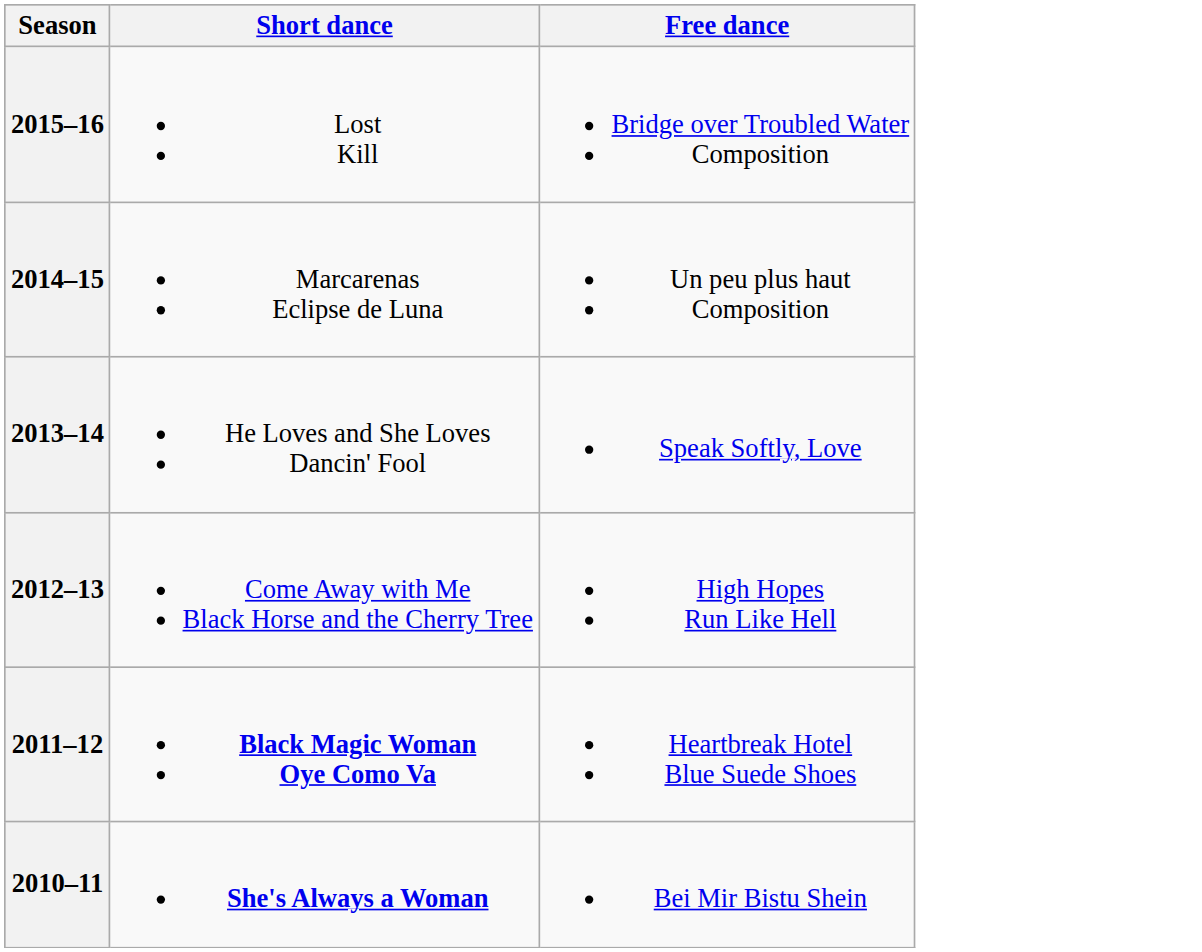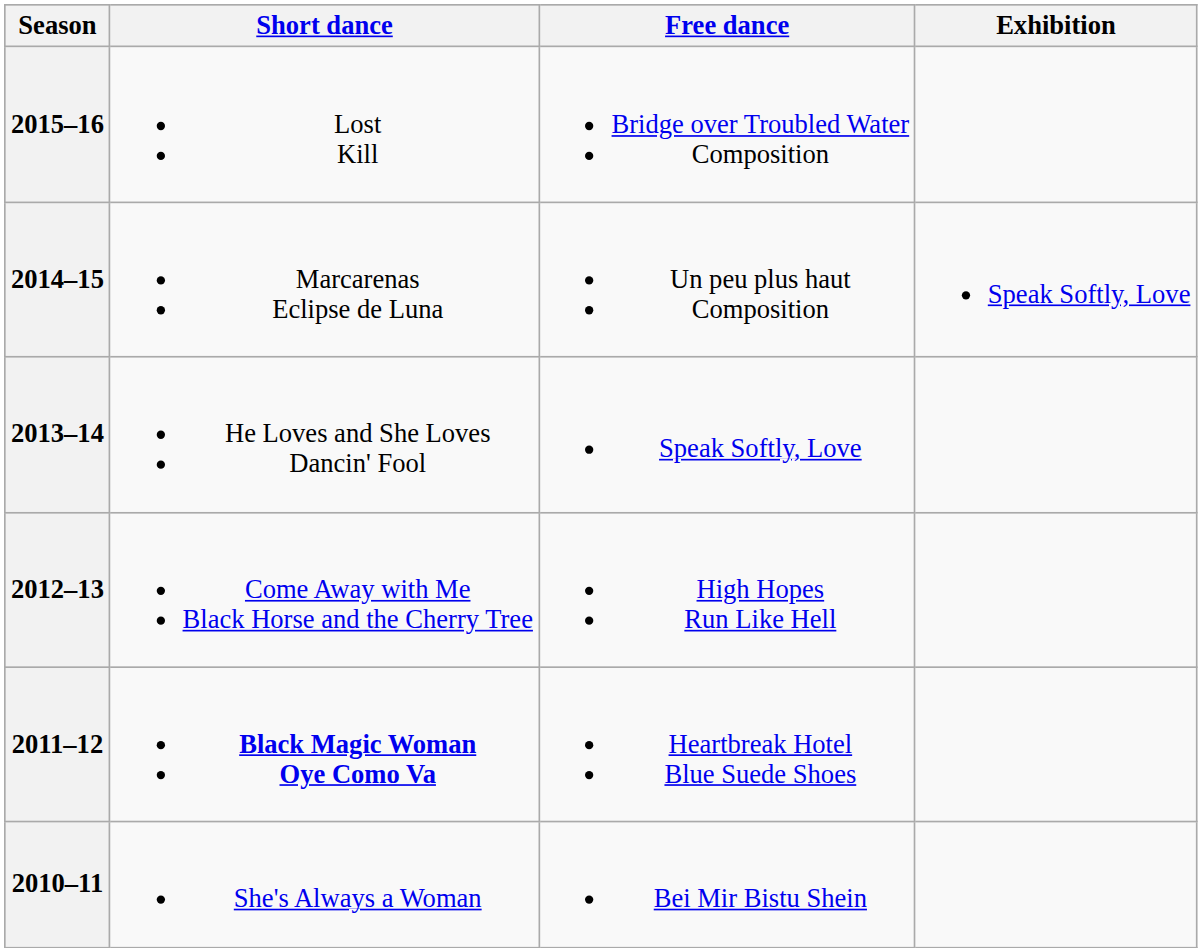+ column: (1056, 25)
(325, 899) bold -> (325, 899) normal
